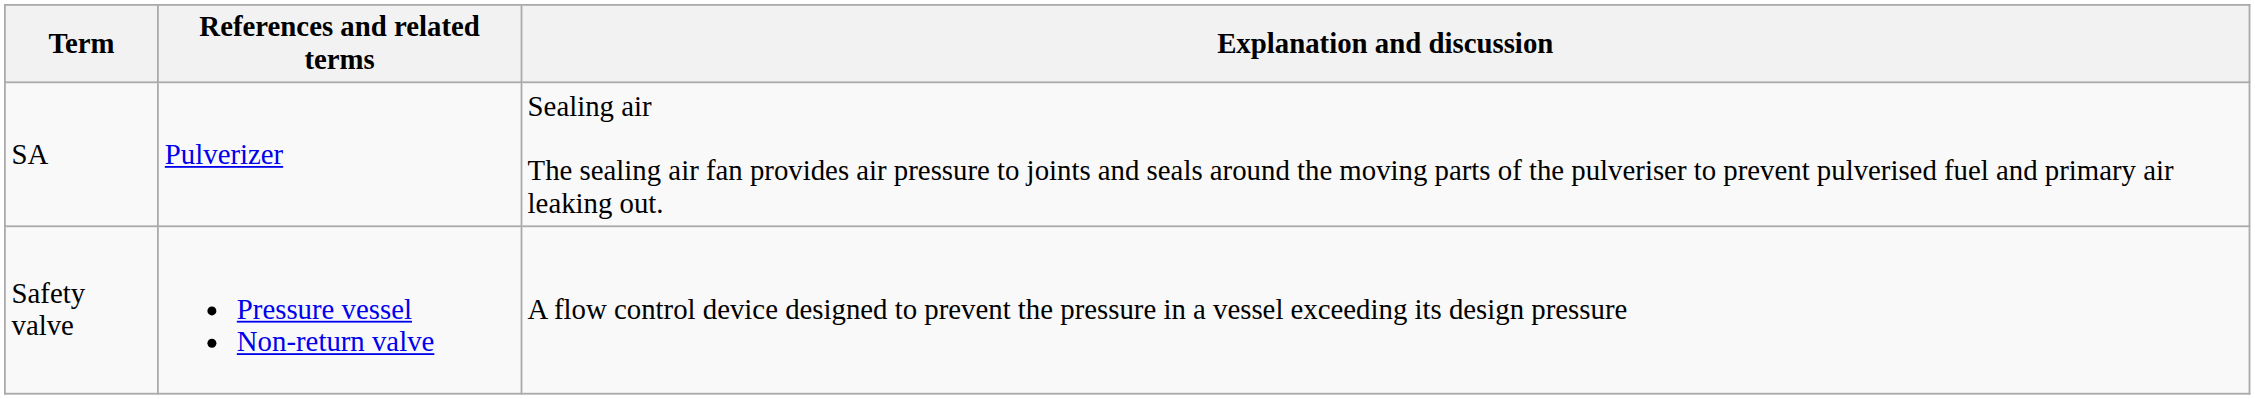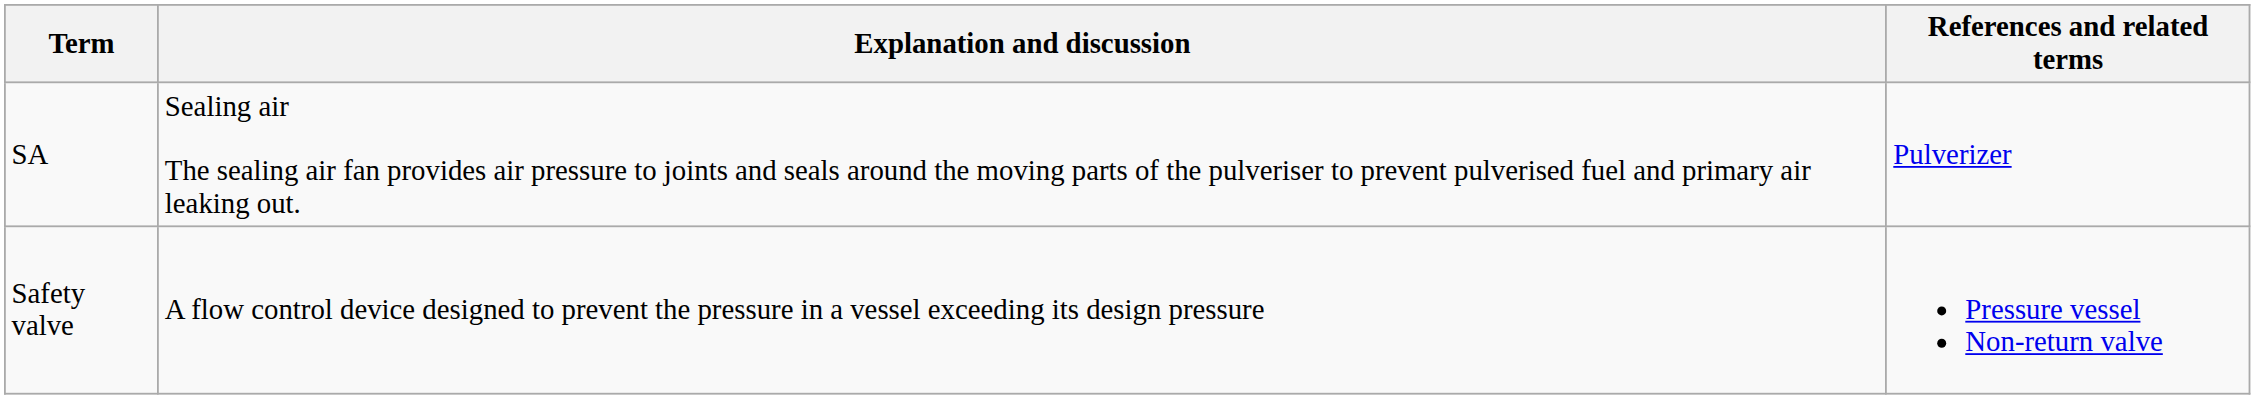columns swapped: (1385, 43) <-> (340, 43)
